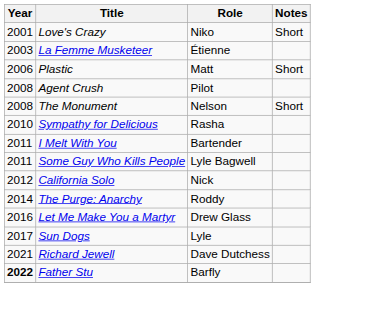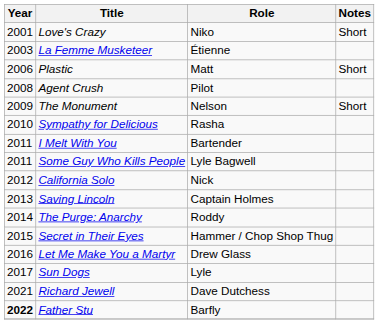(20, 106) 2008 -> (20, 106) 2009
+ row: (76, 198)
+ row: (91, 236)
